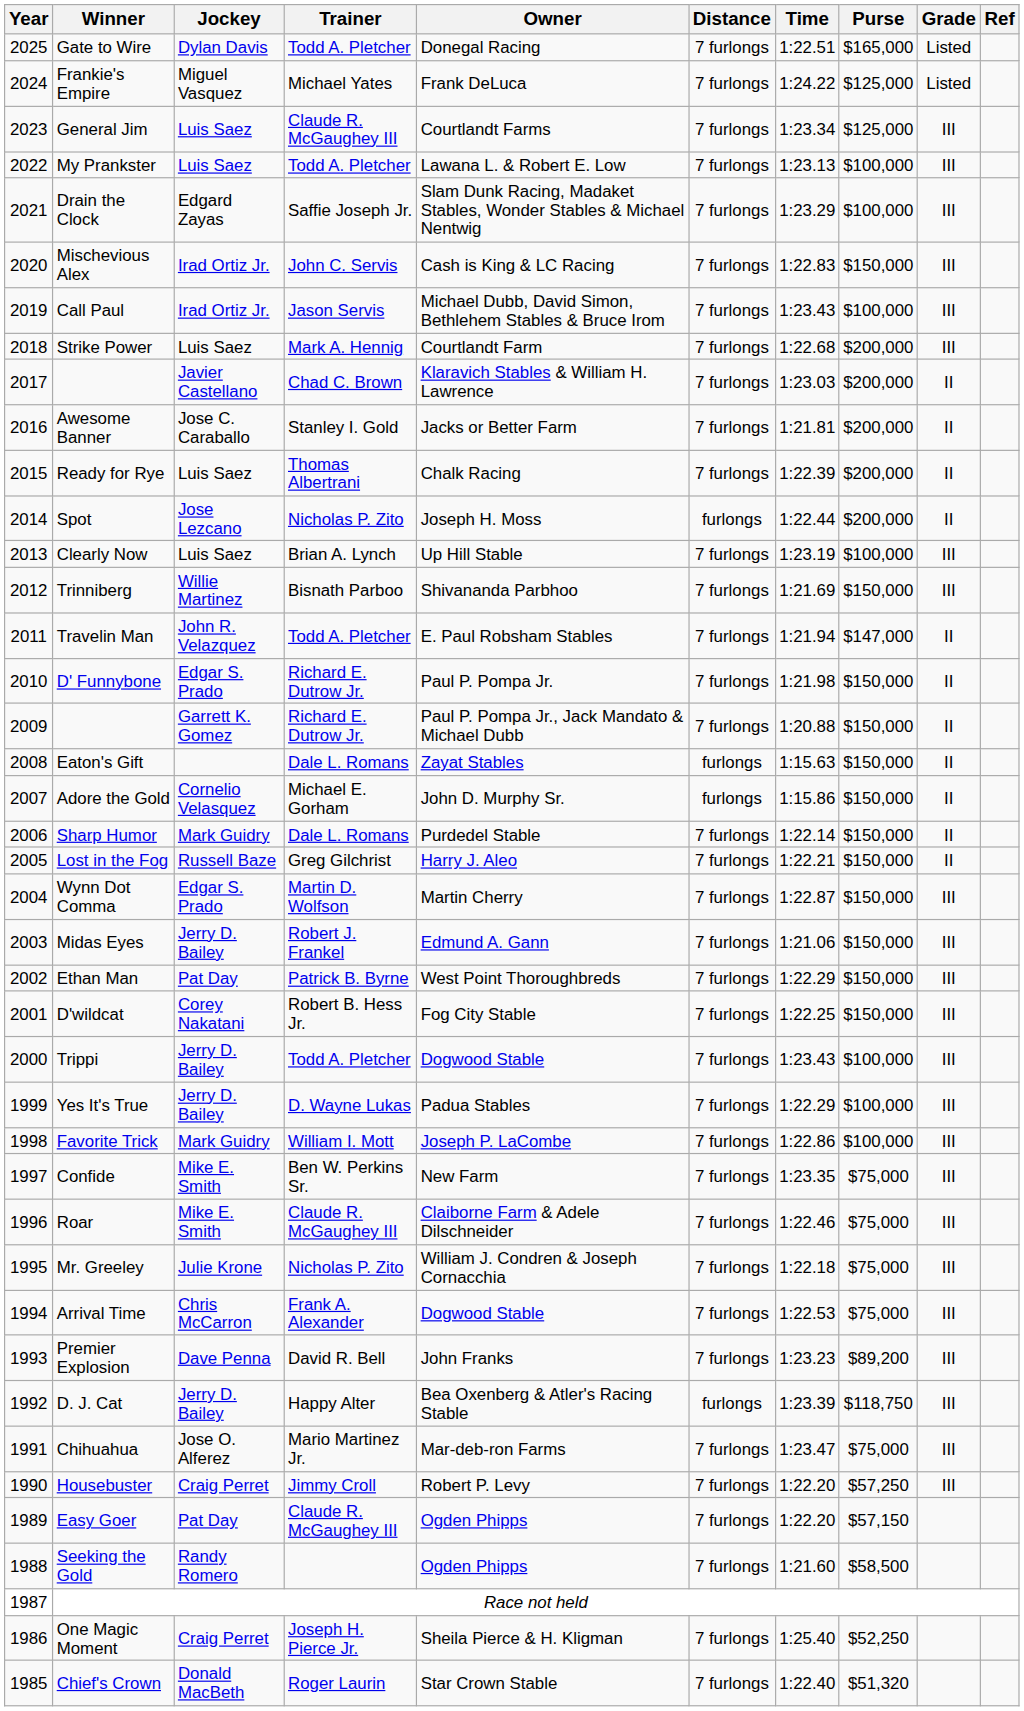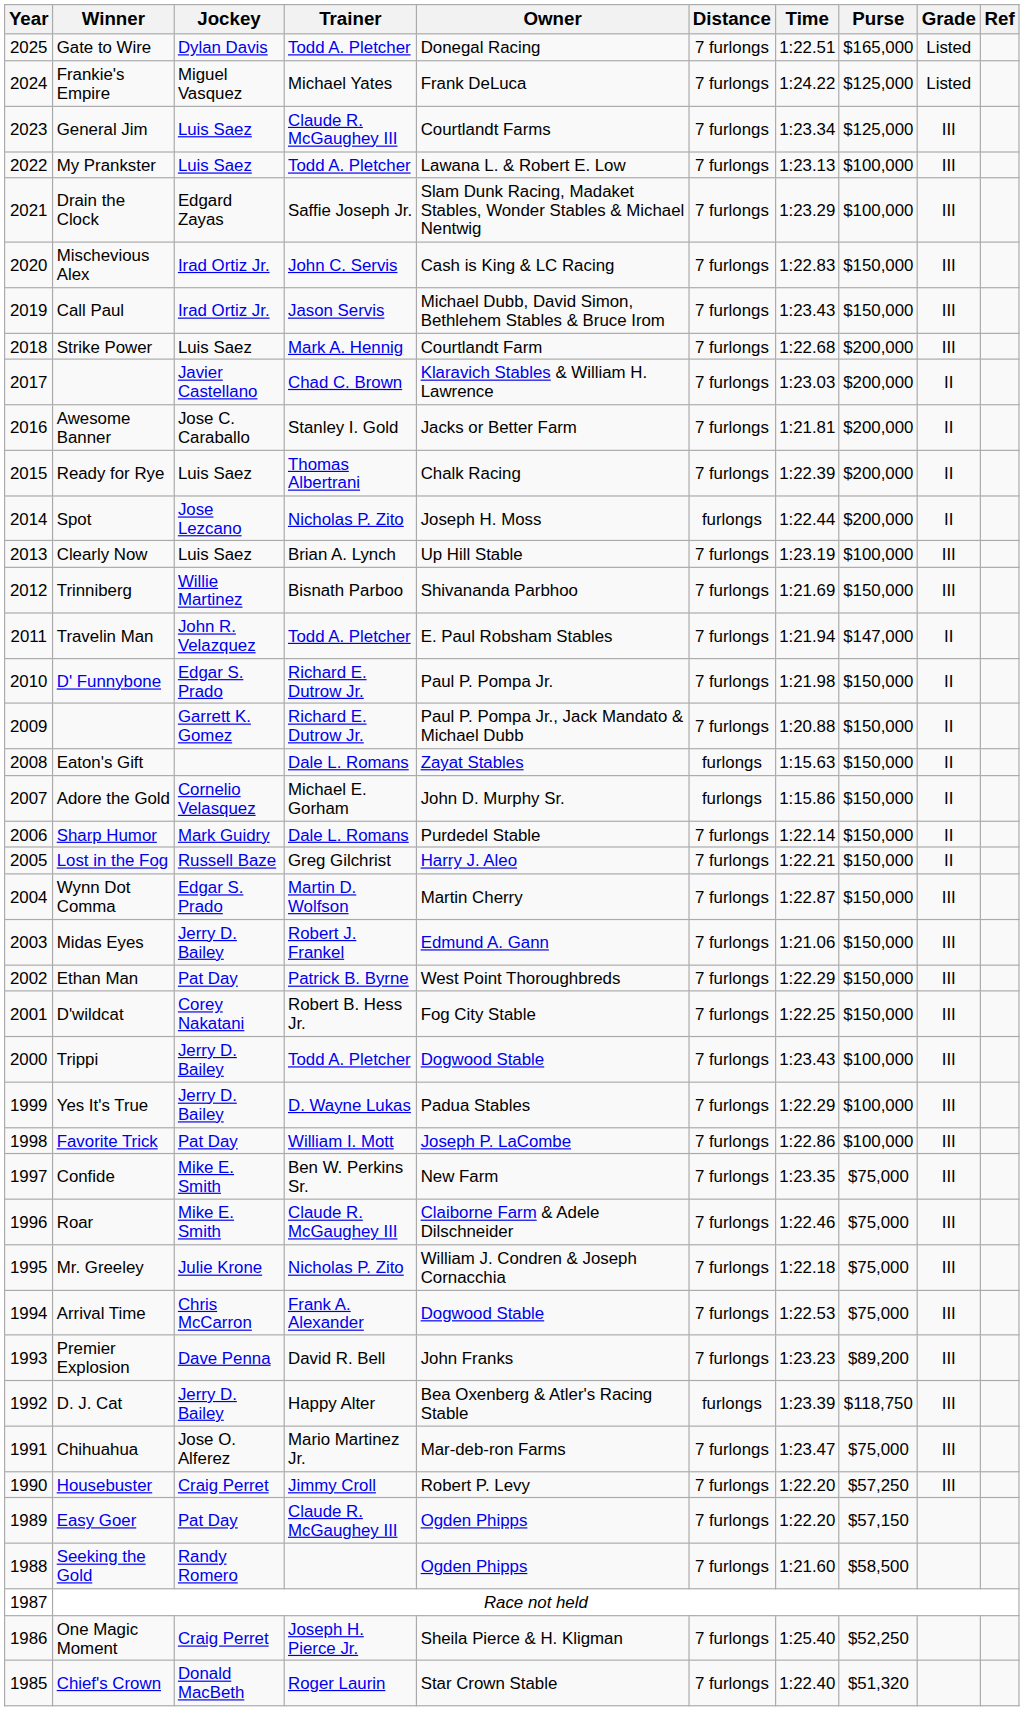(878, 310) $100,000 -> (878, 310) $150,000
(224, 1141) Mark Guidry -> (208, 1141) Pat Day
